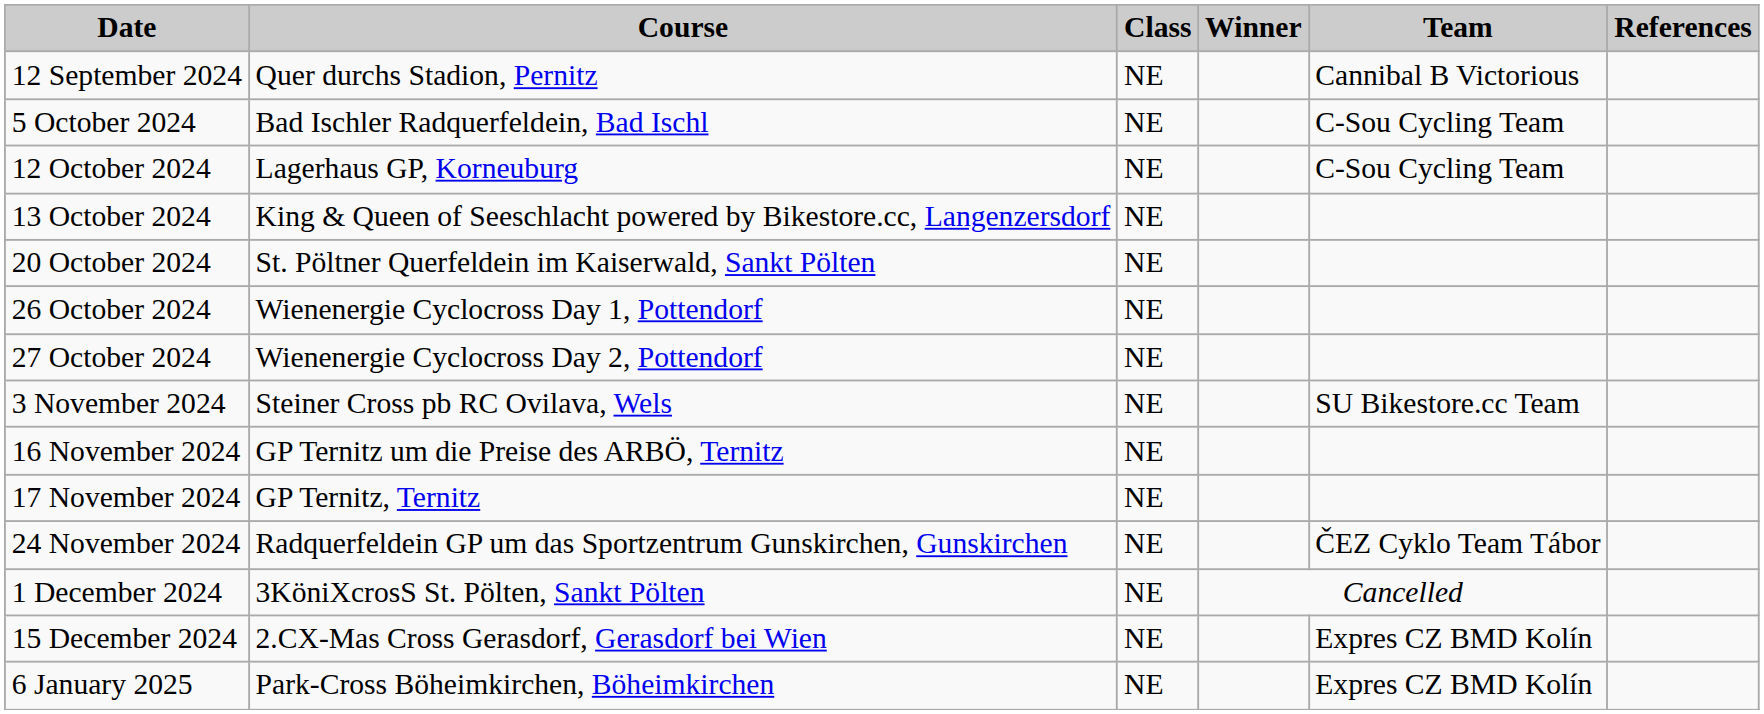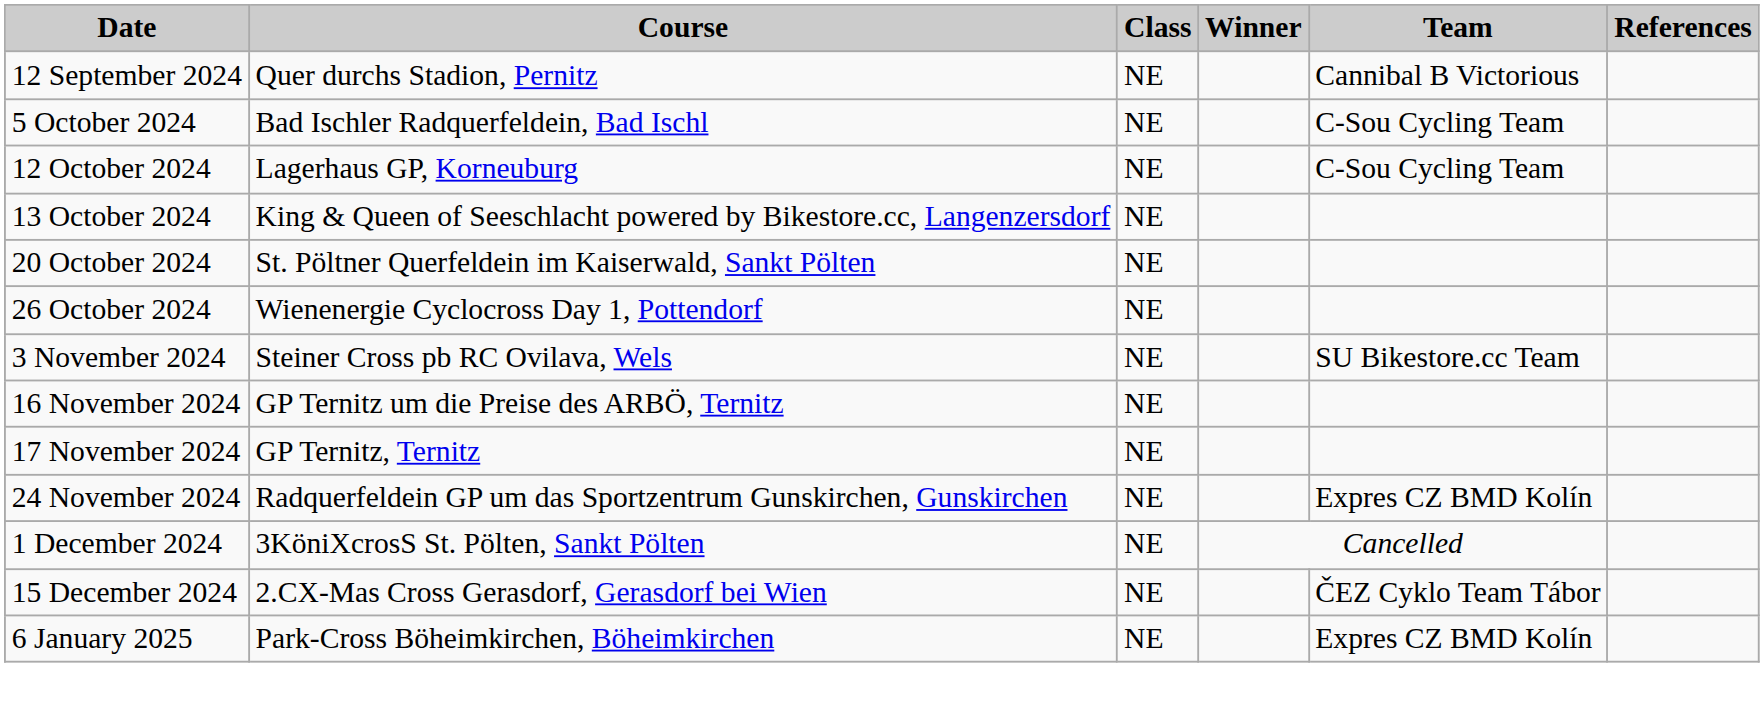- row: (111, 356)
(1458, 544) ČEZ Cyklo Team Tábor -> (1454, 497) Expres CZ BMD Kolín
(1454, 638) Expres CZ BMD Kolín -> (1458, 591) ČEZ Cyklo Team Tábor
